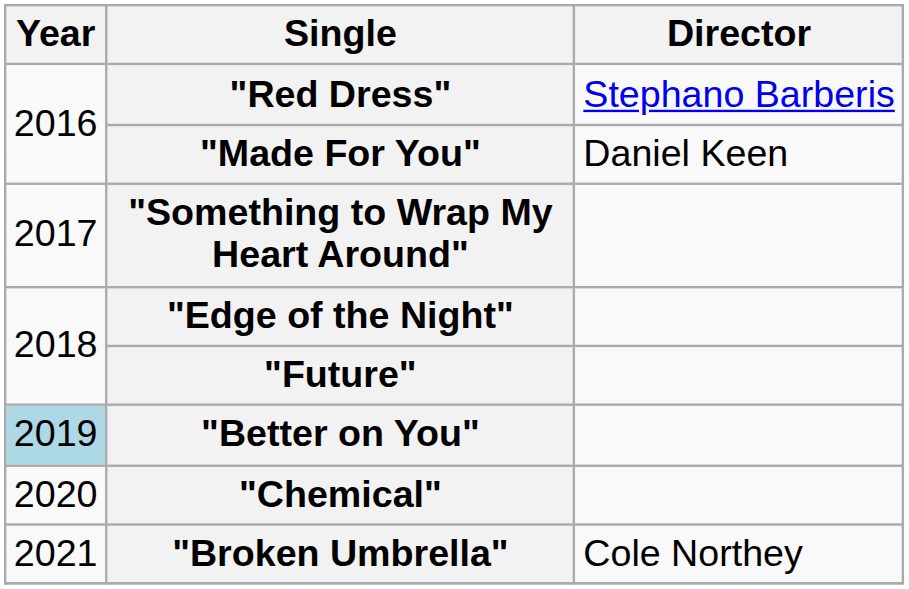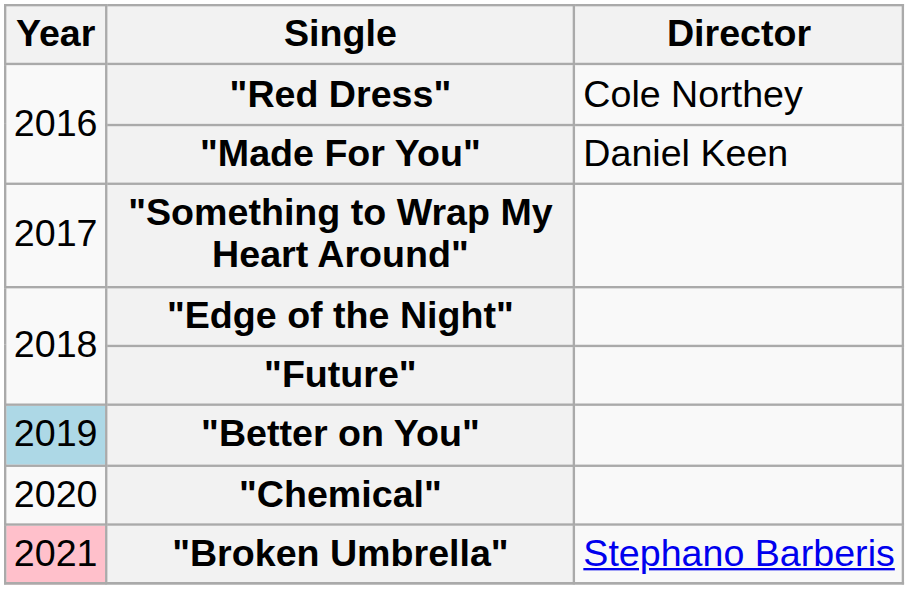(739, 93) Stephano Barberis -> (693, 93) Cole Northey
(56, 553) no background -> (56, 553) pink background
(693, 553) Cole Northey -> (739, 553) Stephano Barberis
